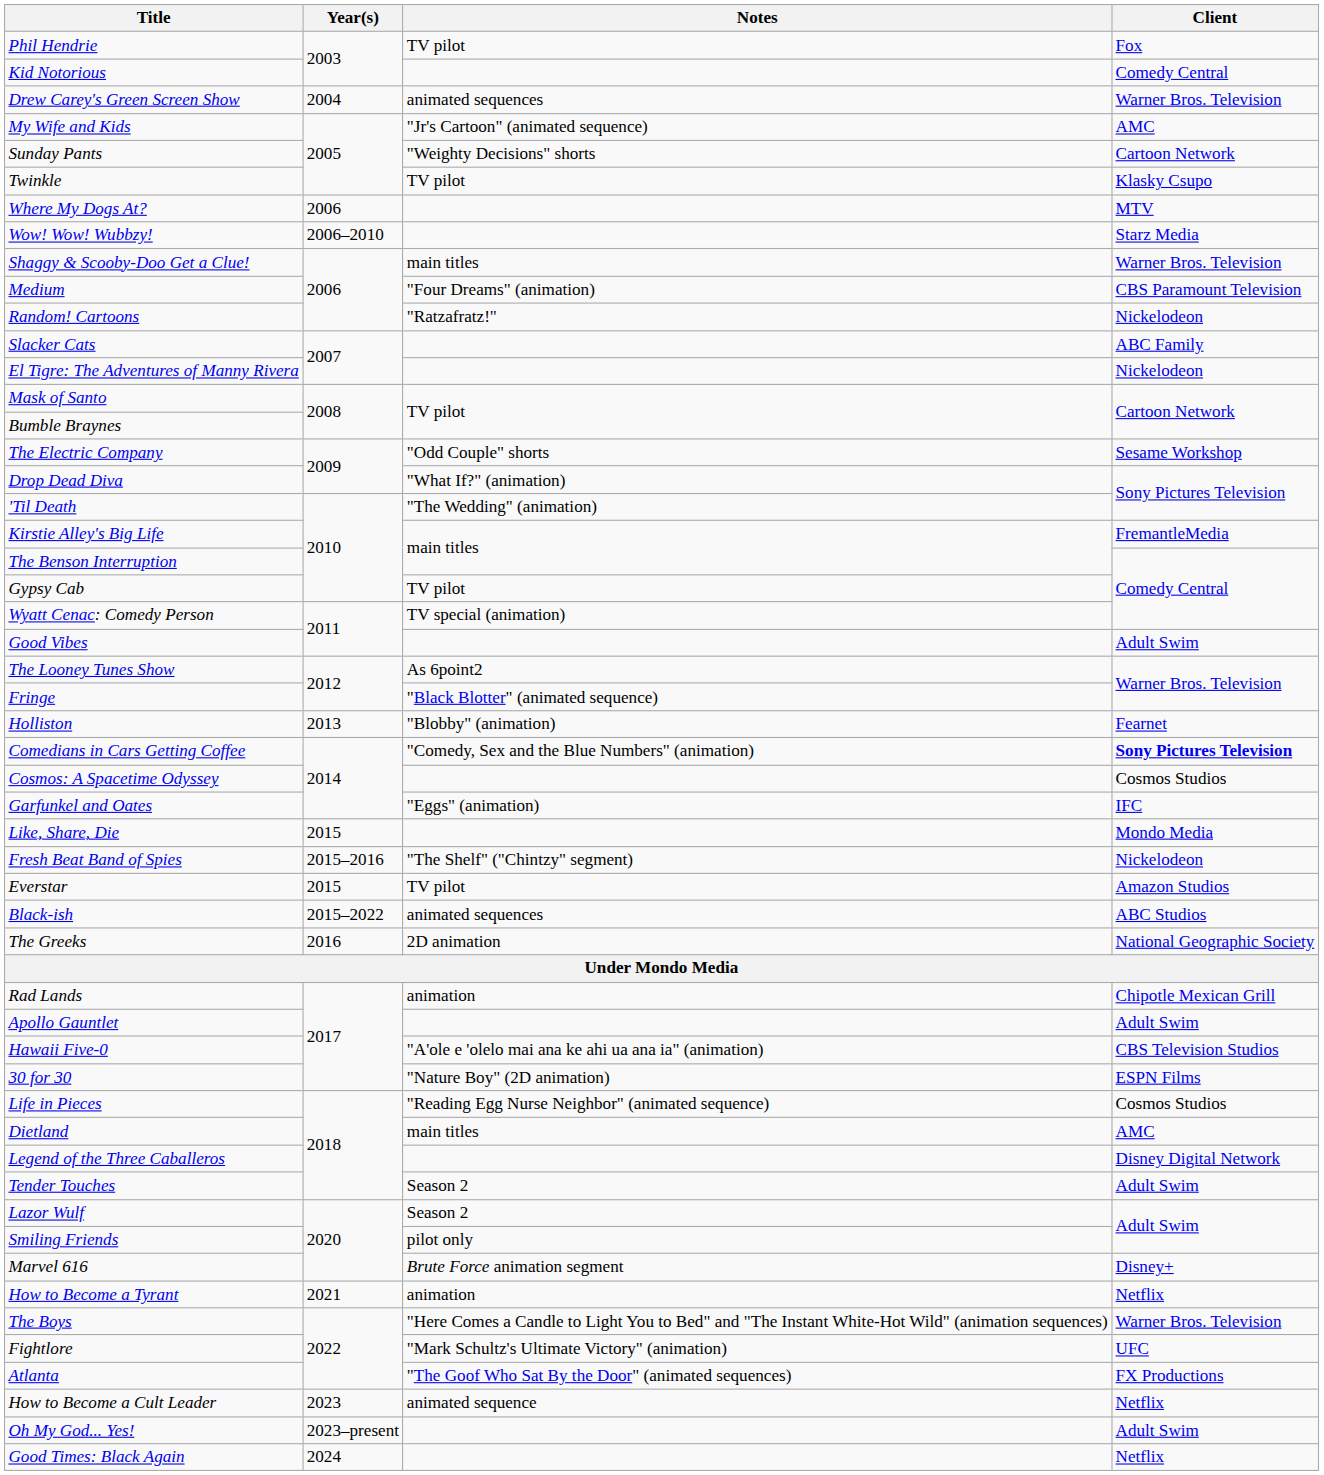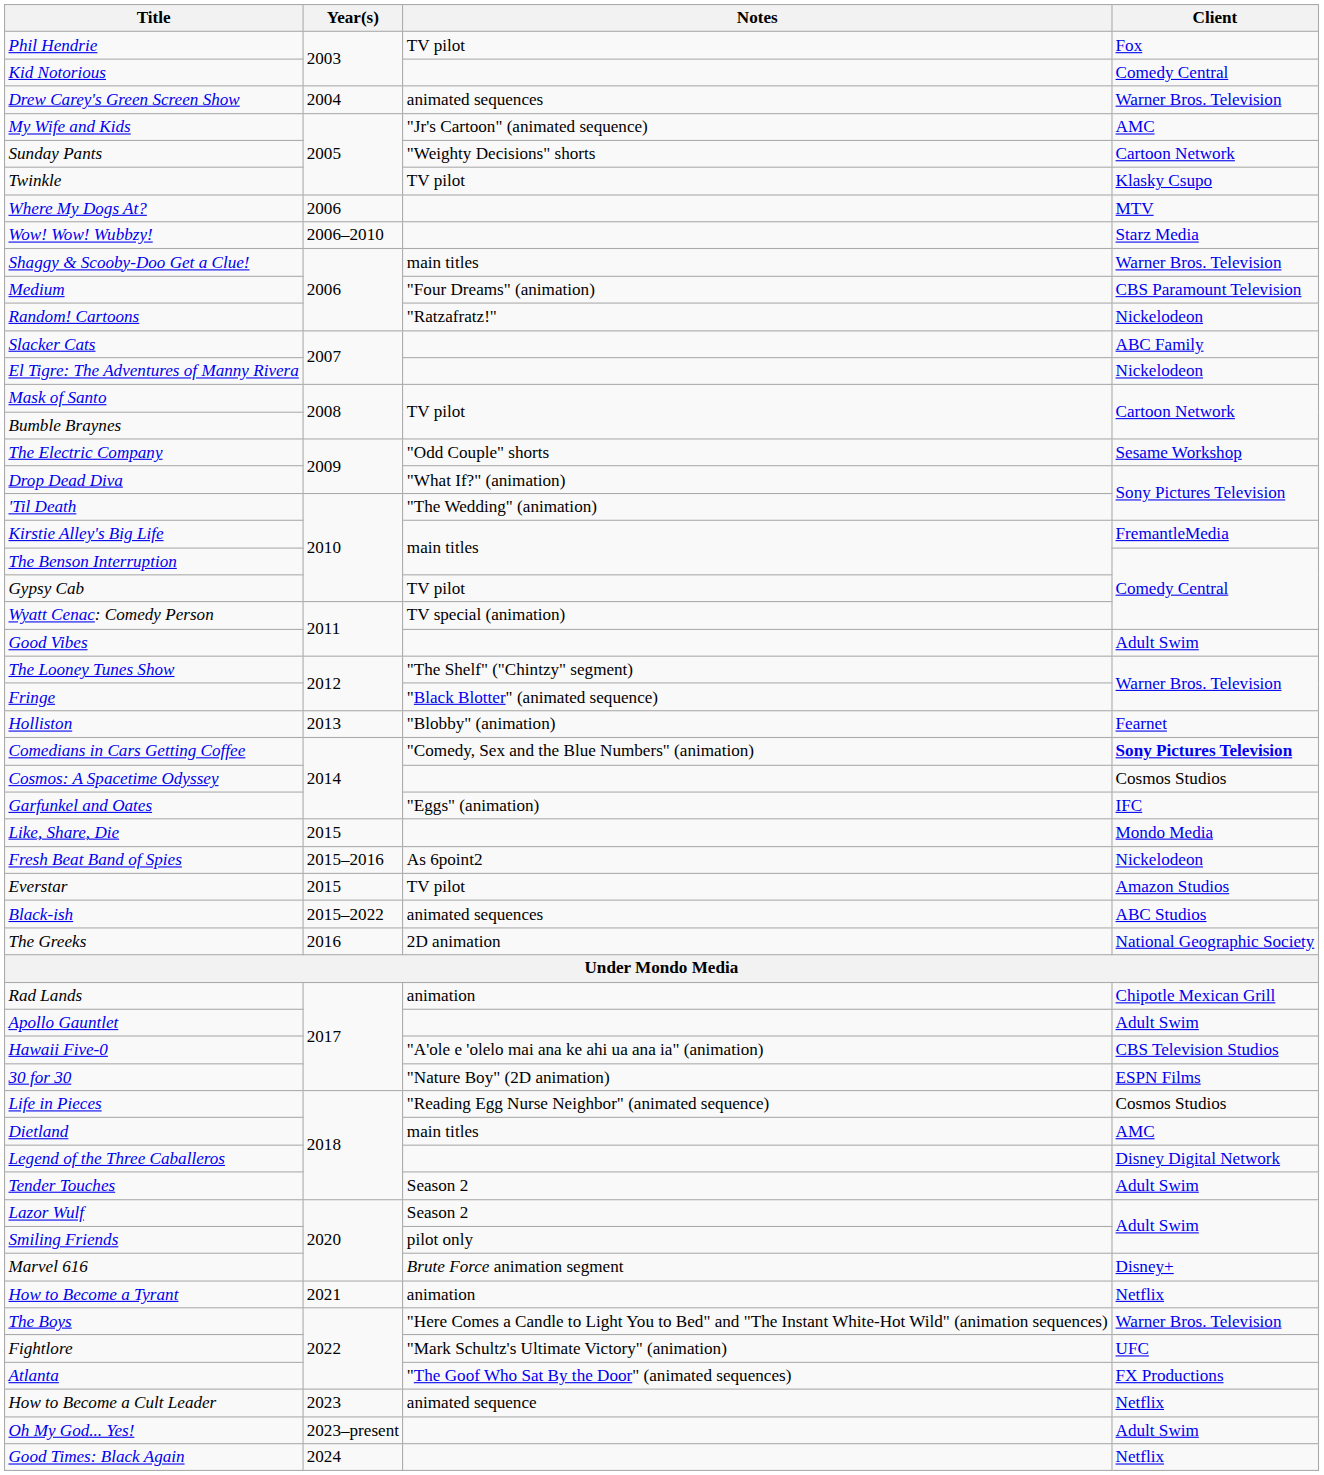(445, 669) As 6point2 -> (520, 669) "The Shelf" ("Chintzy" segment)
(520, 859) "The Shelf" ("Chintzy" segment) -> (445, 859) As 6point2
